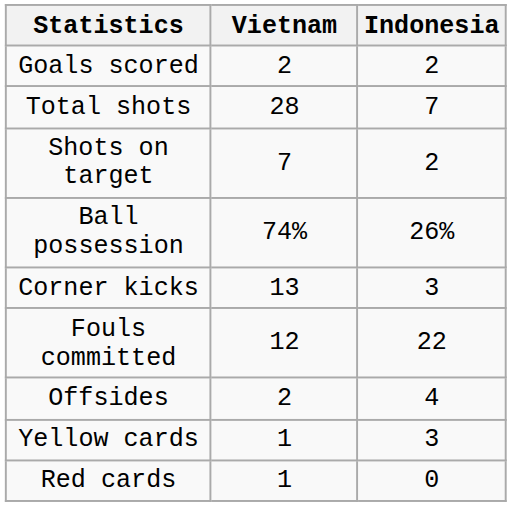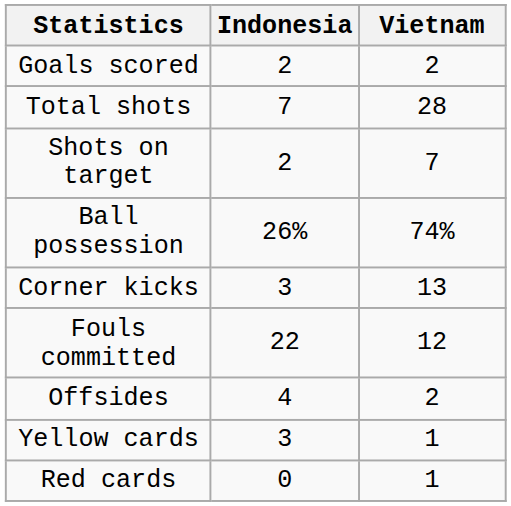columns swapped: (284, 25) <-> (432, 25)
